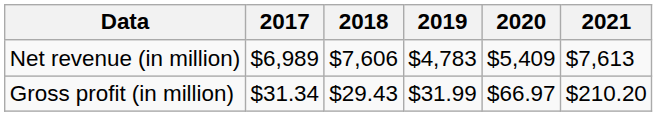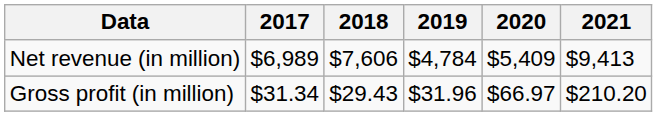(442, 57) $4,783 -> (442, 57) $4,784
(600, 57) $7,613 -> (600, 57) $9,413
(442, 93) $31.99 -> (442, 93) $31.96
